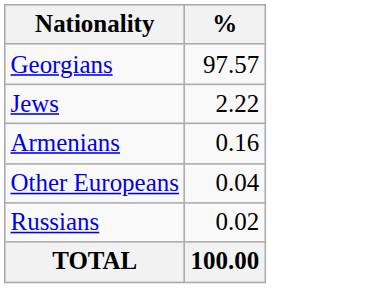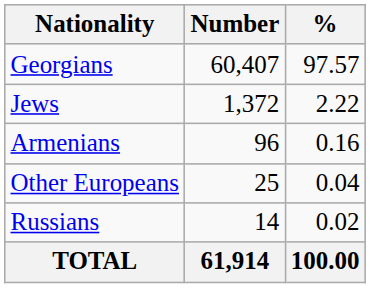+ column: (235, 24)
